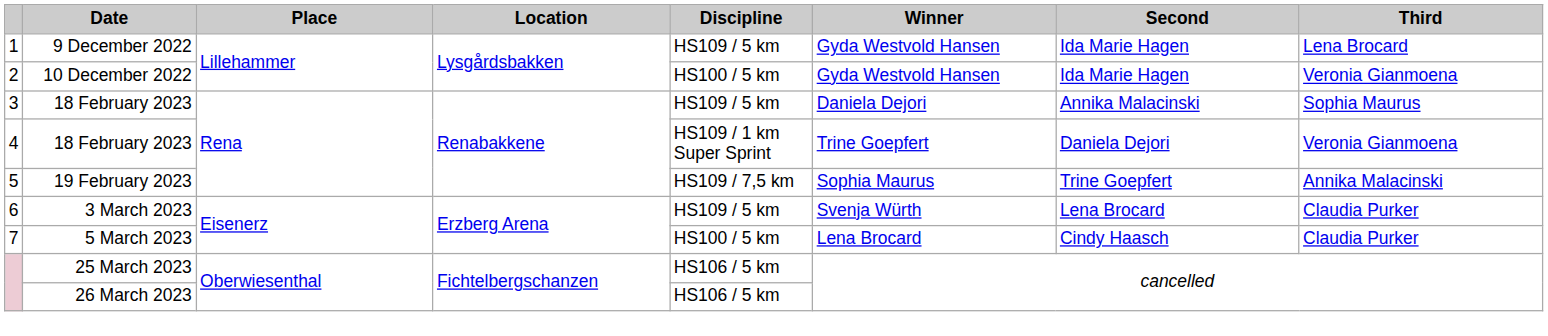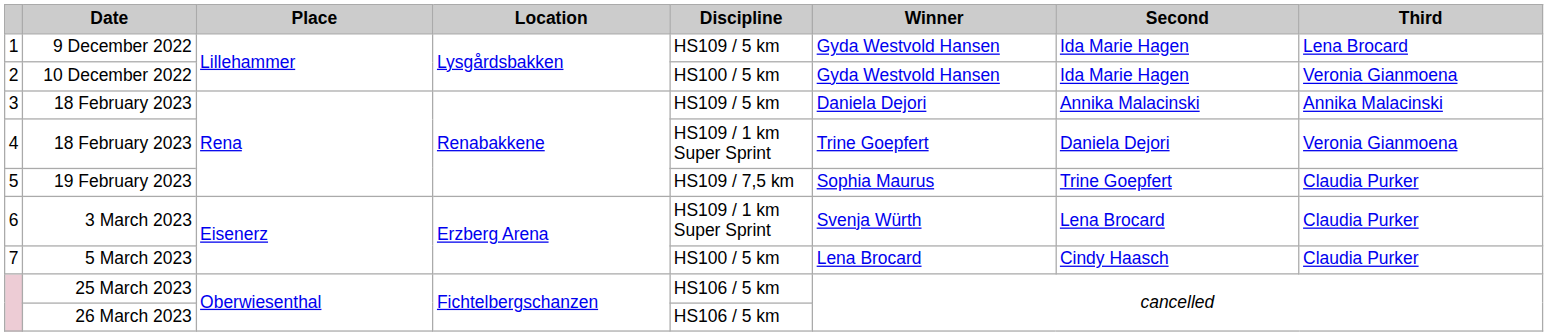(1362, 104) Sophia Maurus -> (1373, 104) Annika Malacinski
(1373, 181) Annika Malacinski -> (1361, 181) Claudia Purker
(727, 210) HS109 / 5 km -> (727, 220) HS109 / 1 km Super Sprint
